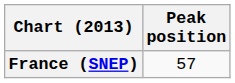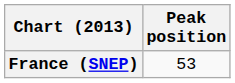(186, 65) 57 -> (186, 65) 53
